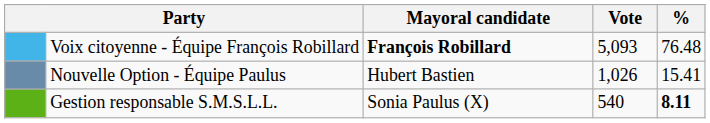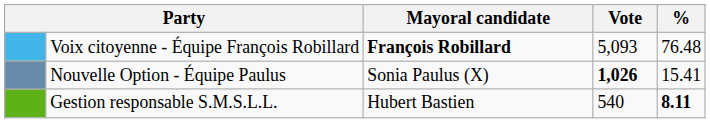(421, 74) Hubert Bastien -> (428, 74) Sonia Paulus (X)
(617, 74) normal -> (617, 74) bold
(428, 103) Sonia Paulus (X) -> (421, 103) Hubert Bastien
